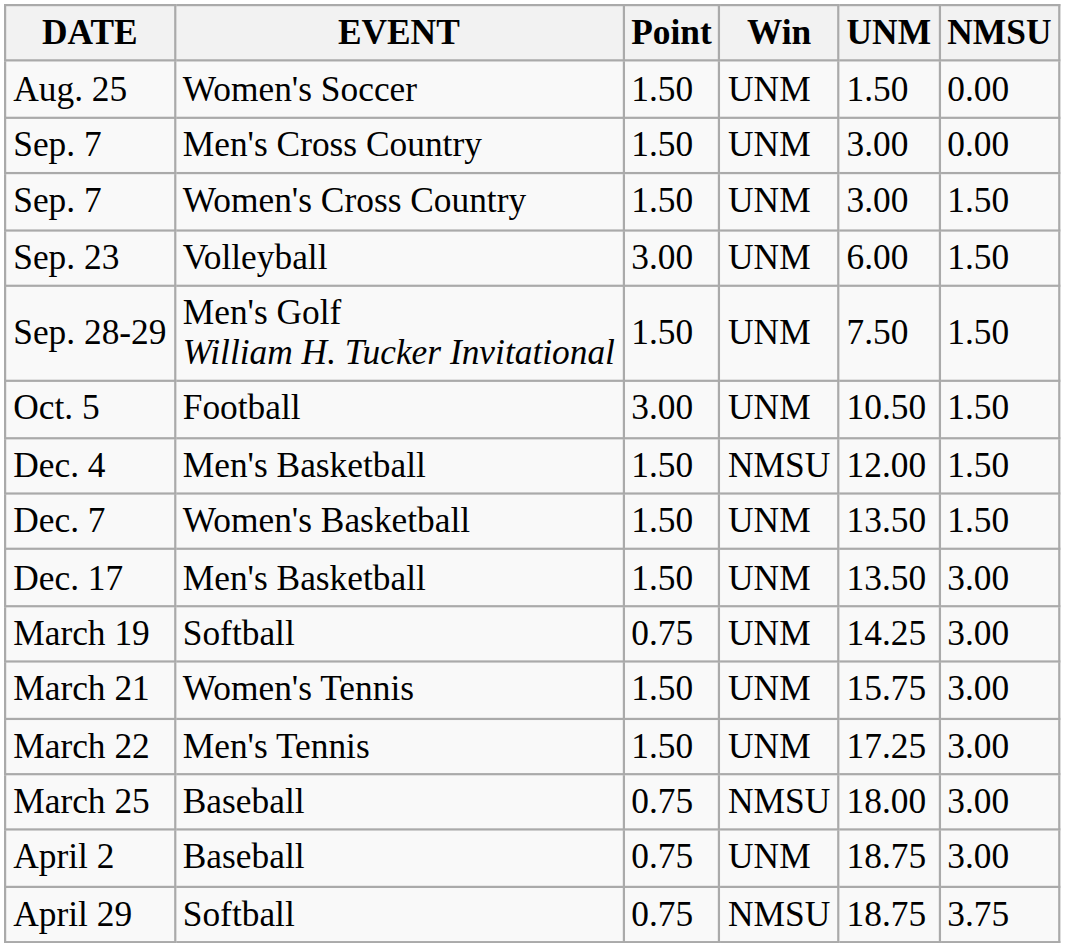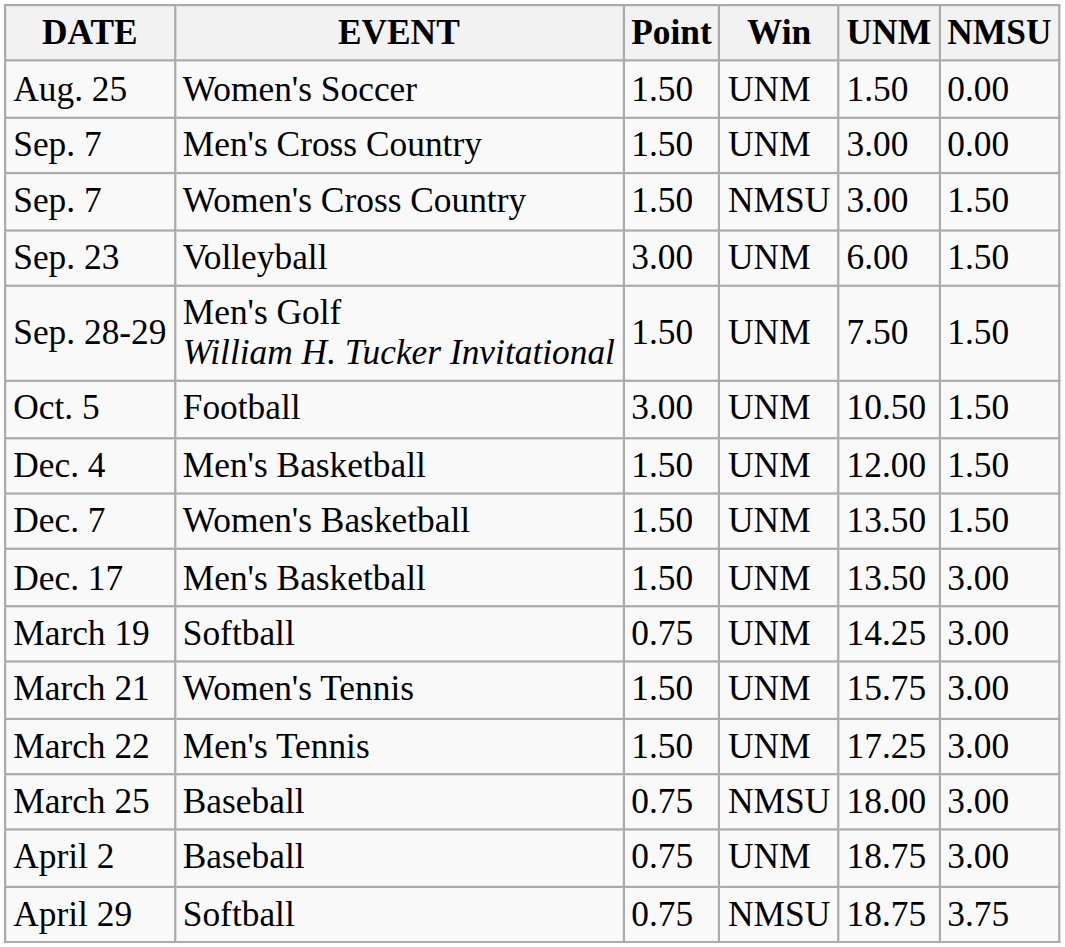(769, 200) UNM -> (779, 200) NMSU
(779, 464) NMSU -> (769, 464) UNM
